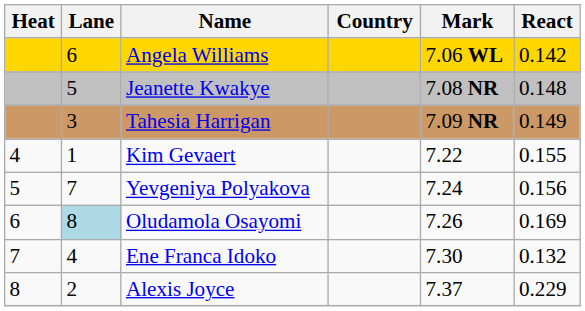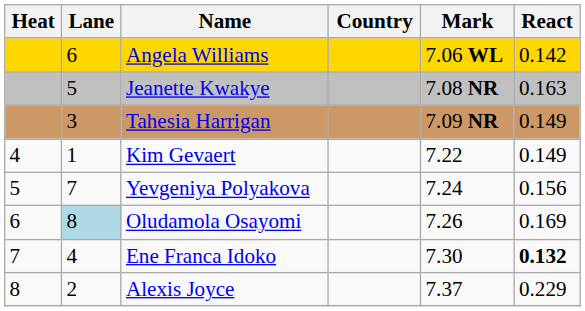(543, 88) 0.148 -> (543, 88) 0.163
(543, 155) 0.155 -> (543, 155) 0.149
(543, 255) normal -> (543, 255) bold
